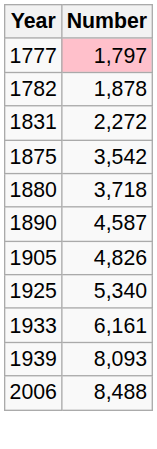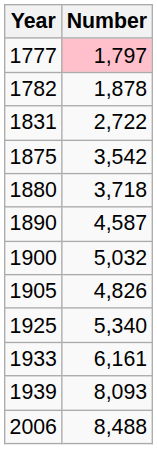(120, 122) 2,272 -> (120, 122) 2,722
+ row: (33, 257)
